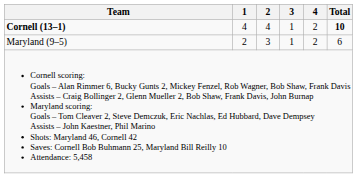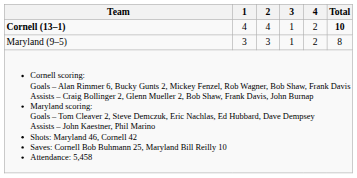(244, 42) 2 -> (244, 42) 3
(340, 42) 6 -> (340, 42) 8
